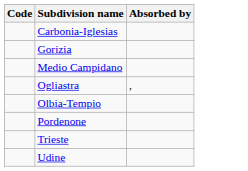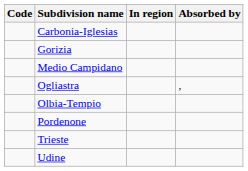+ column: (151, 13)
